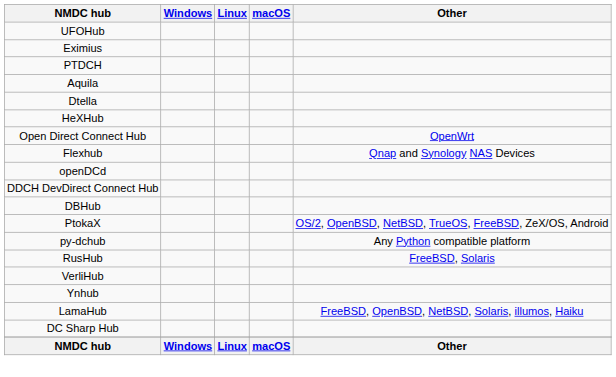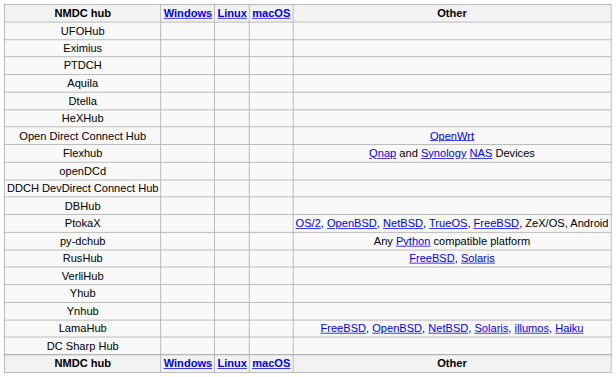+ row: (83, 294)
